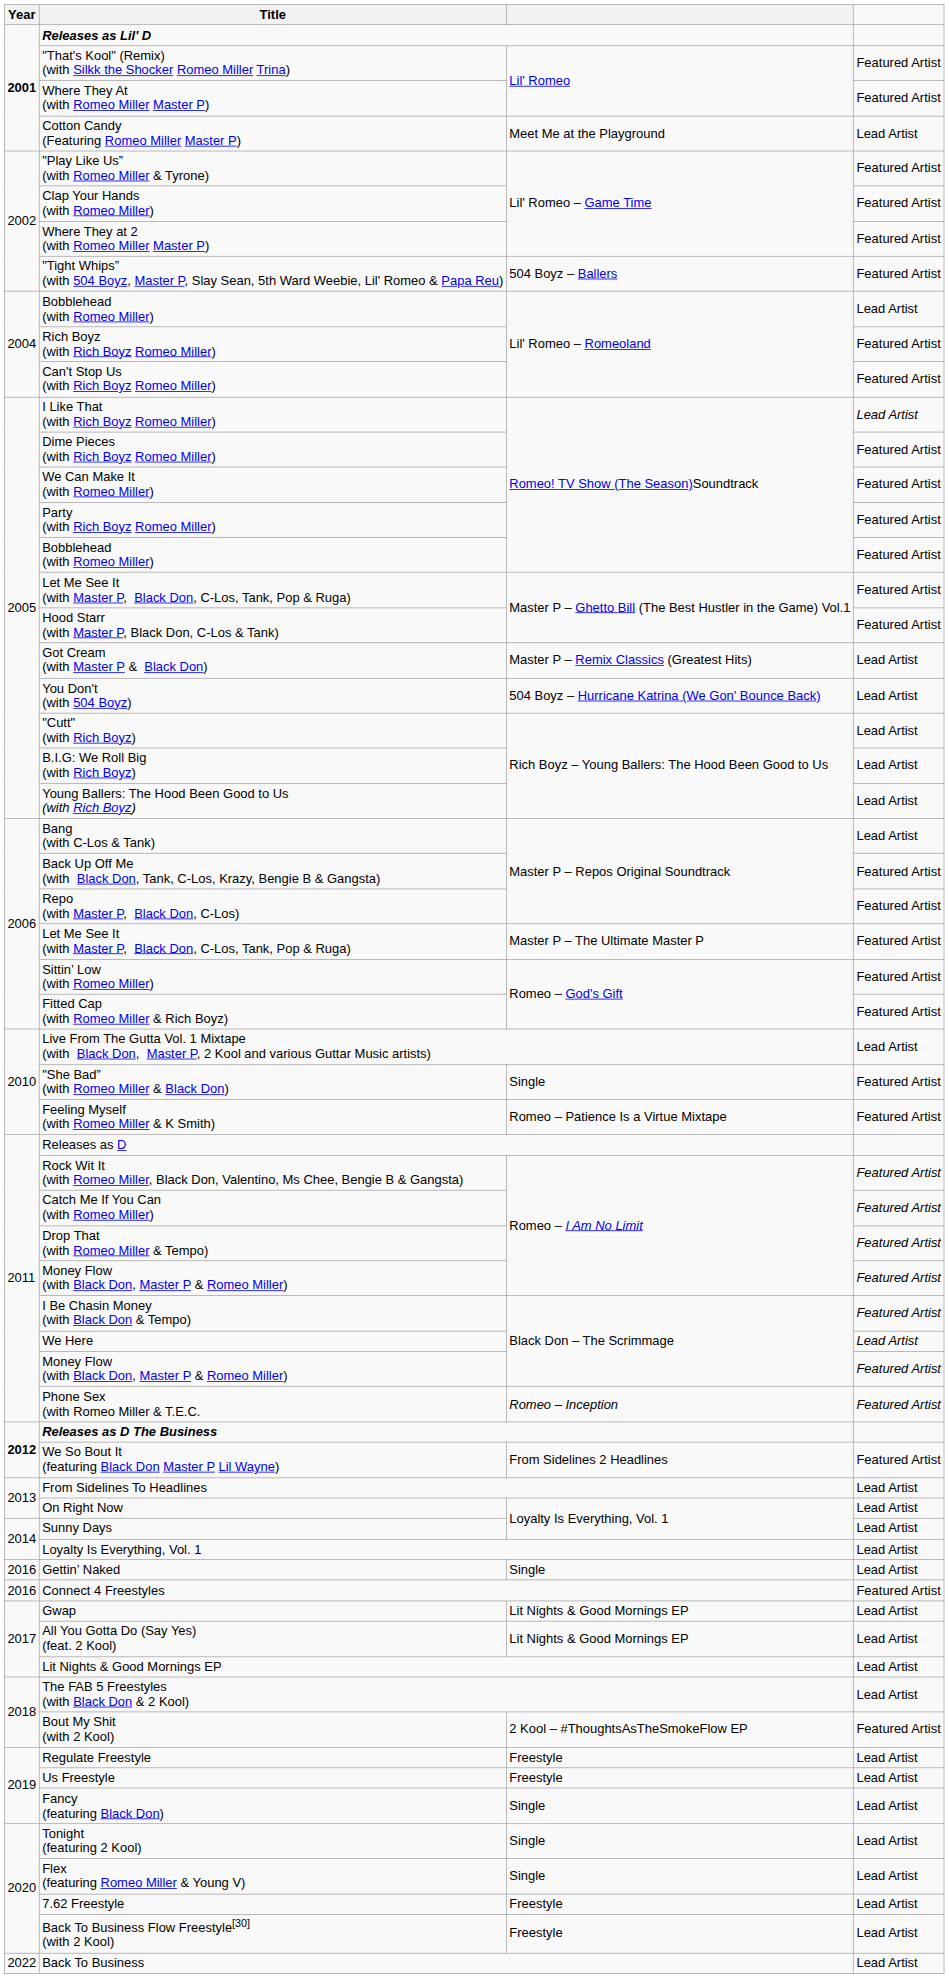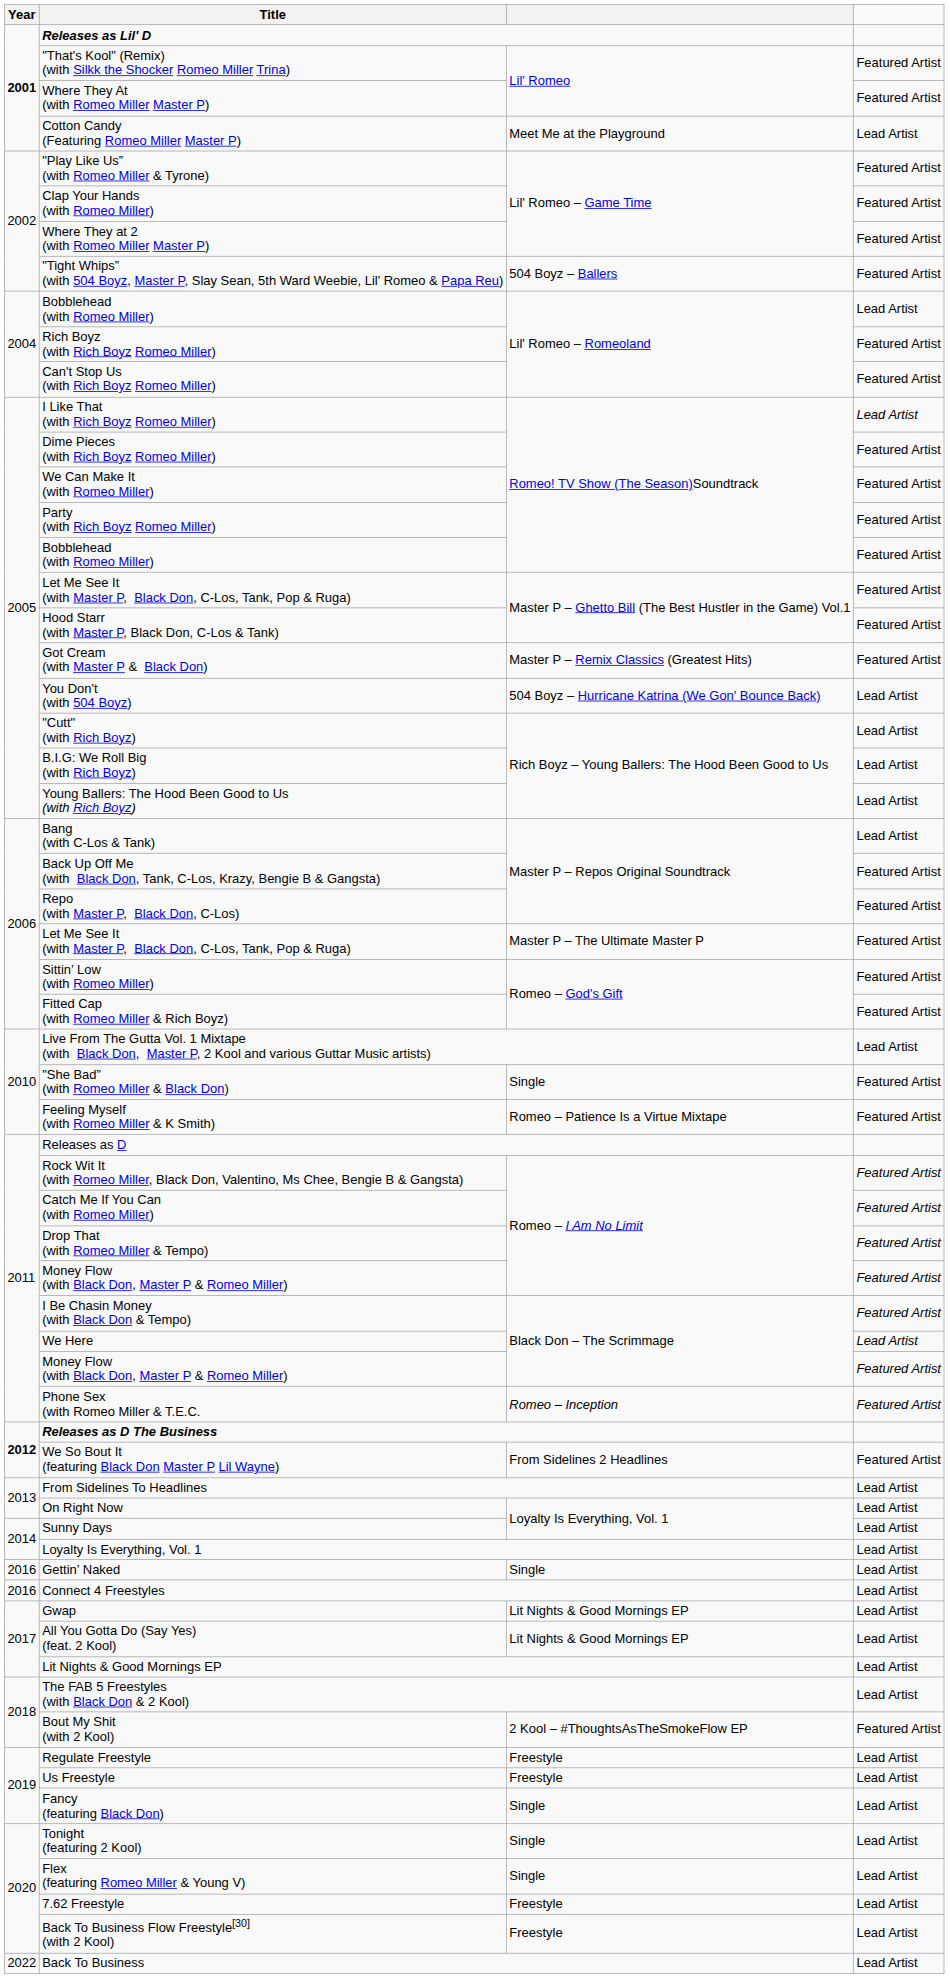(887, 660) Lead Artist -> (899, 660) Featured Artist
(899, 1590) Featured Artist -> (887, 1590) Lead Artist
